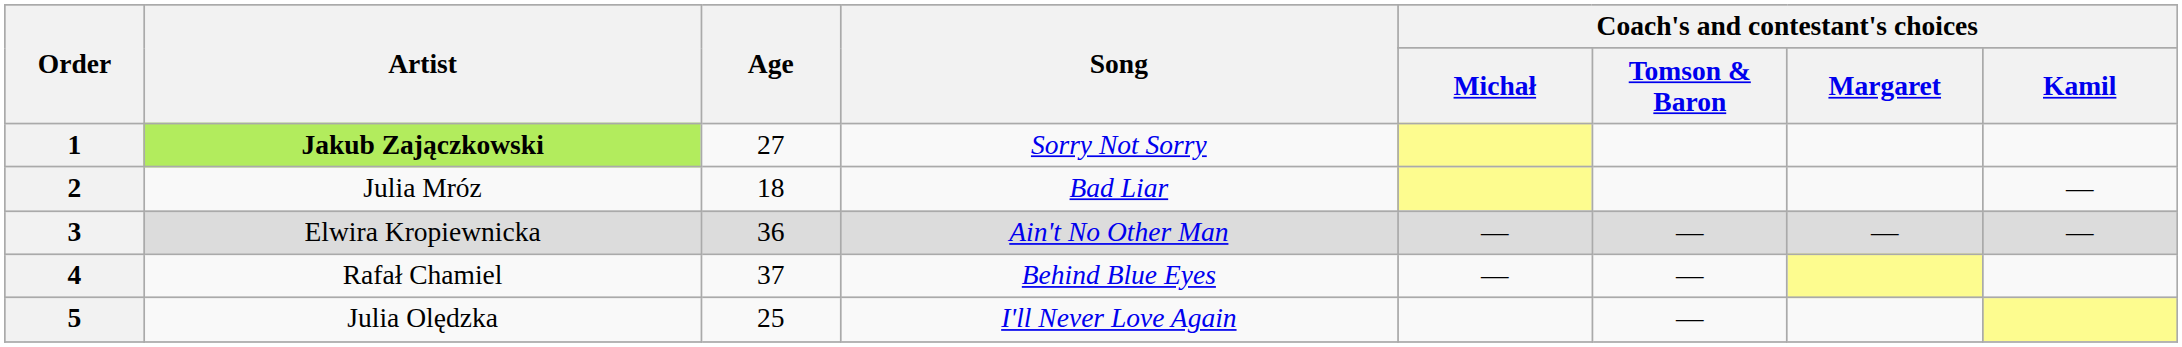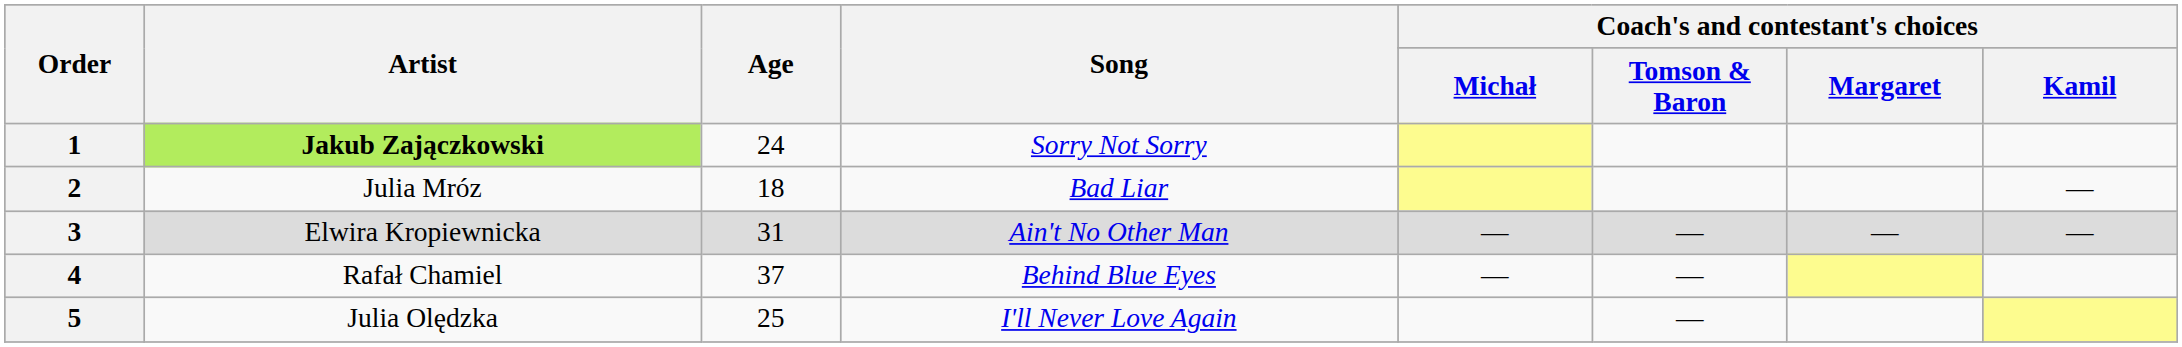(771, 144) 27 -> (771, 144) 24
(771, 231) 36 -> (771, 231) 31
